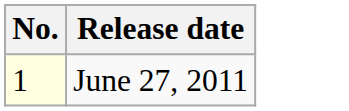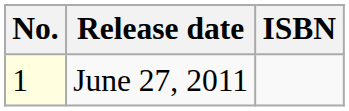+ column: (299, 29)
